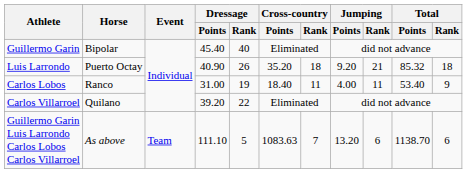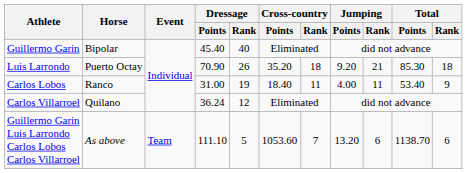(212, 67) 40.90 -> (212, 67) 70.90
(412, 67) 85.32 -> (412, 67) 85.30
(212, 103) 39.20 -> (212, 103) 36.24
(244, 103) 22 -> (244, 103) 12
(280, 140) 1083.63 -> (280, 140) 1053.60
